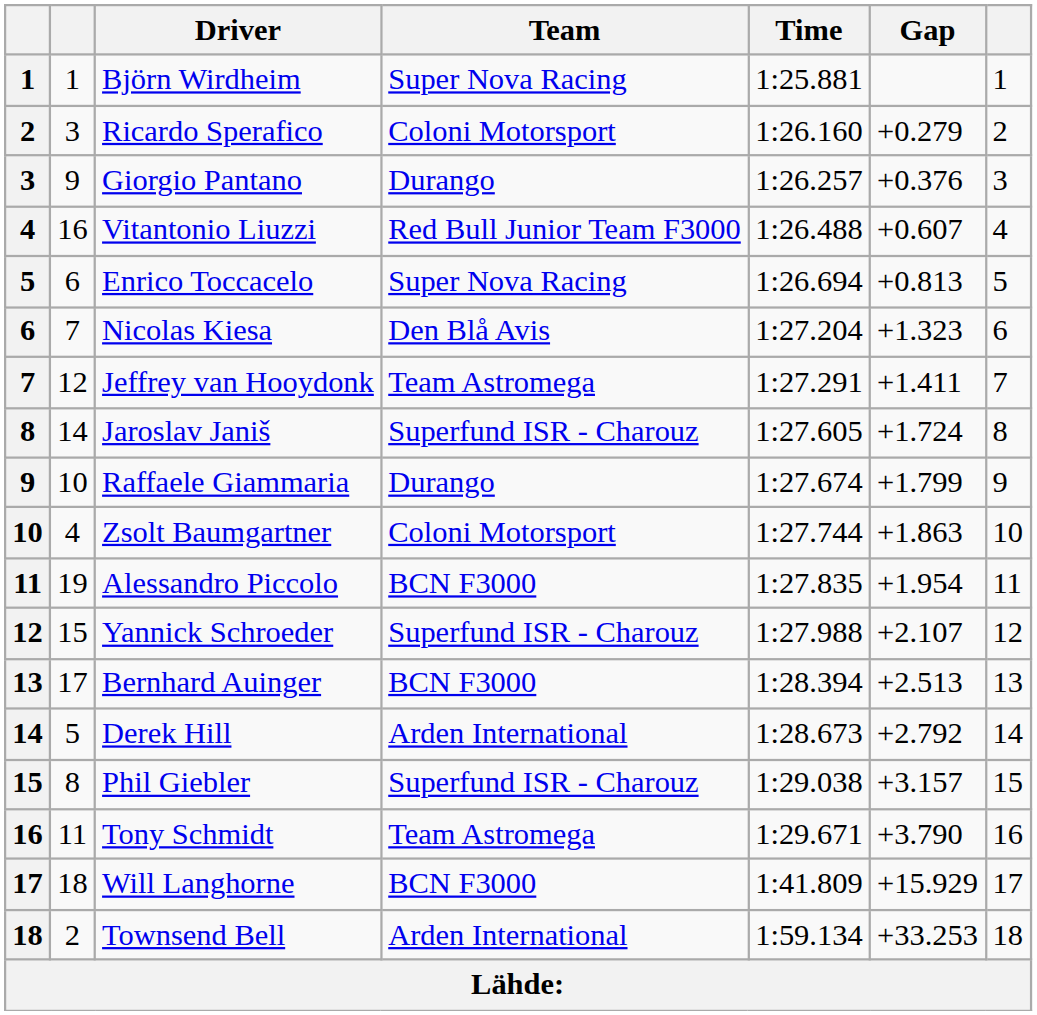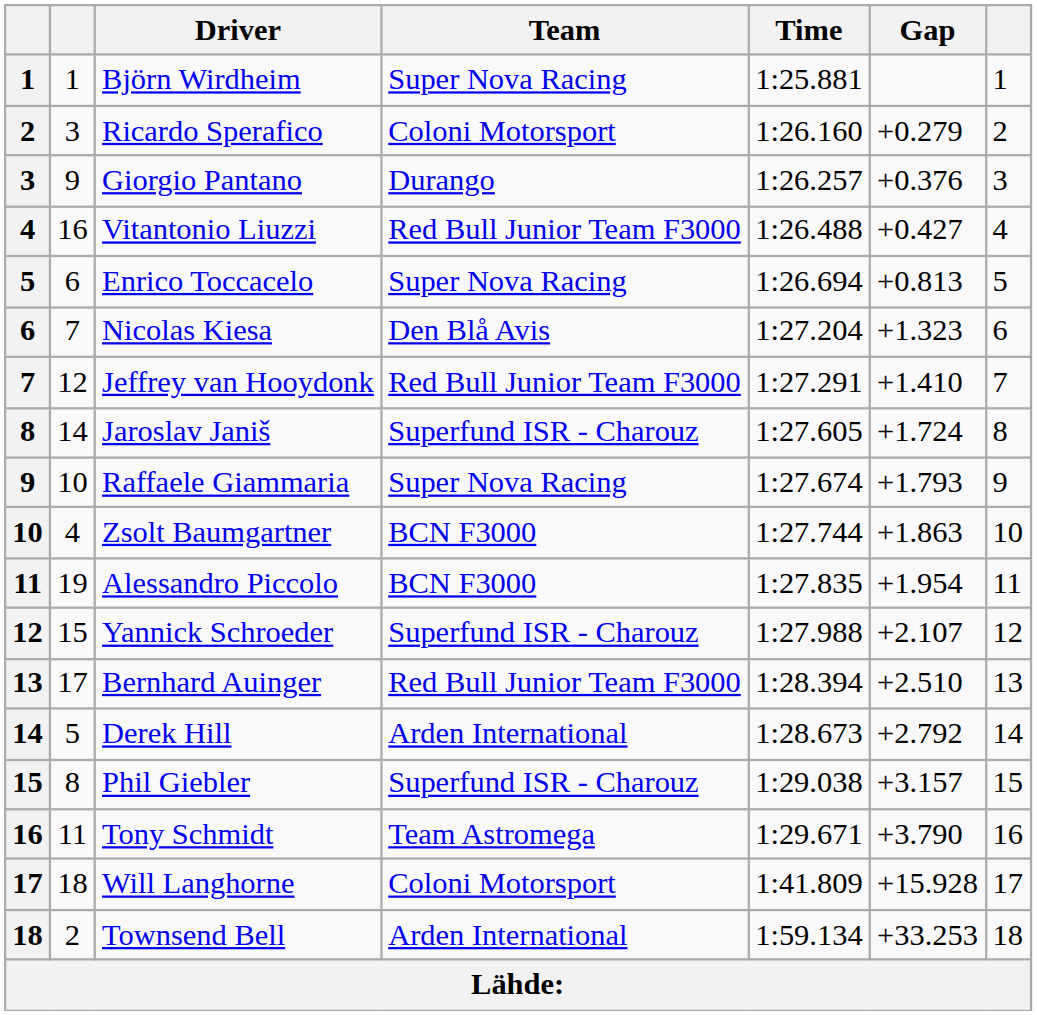(920, 230) +0.607 -> (920, 230) +0.427
(492, 381) Team Astromega -> (565, 381) Red Bull Junior Team F3000
(919, 381) +1.411 -> (920, 381) +1.410
(442, 481) Durango -> (507, 481) Super Nova Racing
(920, 481) +1.799 -> (920, 481) +1.793
(502, 531) Coloni Motorsport -> (462, 531) BCN F3000
(462, 682) BCN F3000 -> (565, 682) Red Bull Junior Team F3000
(920, 682) +2.513 -> (920, 682) +2.510
(462, 883) BCN F3000 -> (502, 883) Coloni Motorsport
(928, 883) +15.929 -> (928, 883) +15.928
